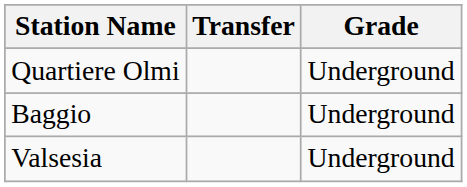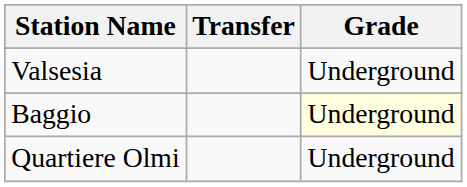rows swapped: (57, 158) <-> (95, 70)
(381, 114) no background -> (381, 114) lightyellow background
